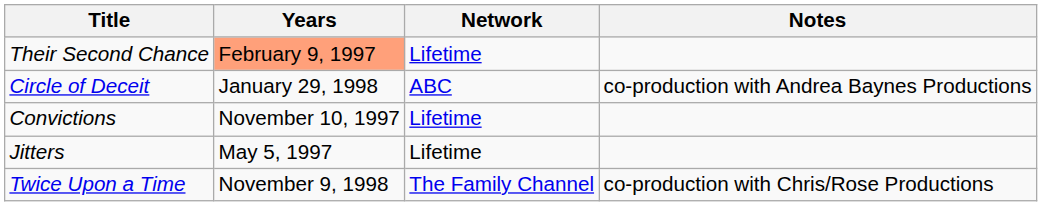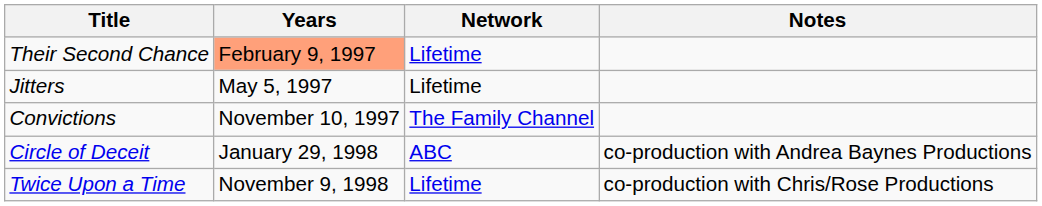rows swapped: (37, 151) <-> (79, 86)
(446, 119) Lifetime -> (502, 119) The Family Channel
(502, 184) The Family Channel -> (446, 184) Lifetime
